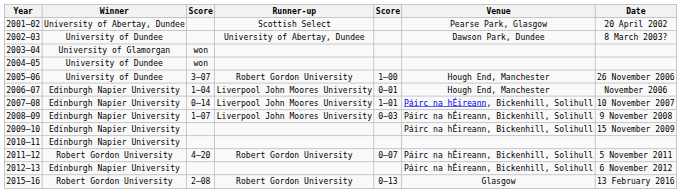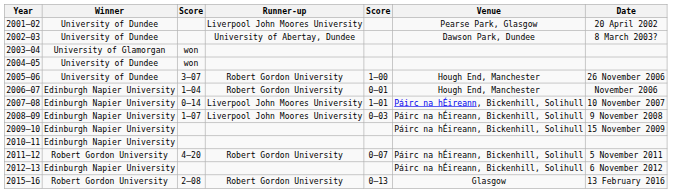(114, 24) University of Abertay, Dundee -> (110, 24) University of Dundee
(294, 24) Scottish Select -> (285, 24) Liverpool John Moores University
(294, 90) Liverpool John Moores University -> (285, 90) Robert Gordon University
